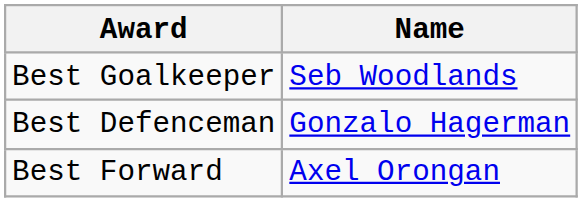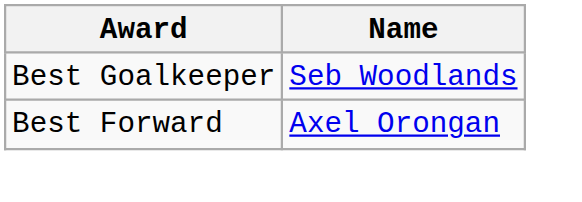- row: (144, 124)
